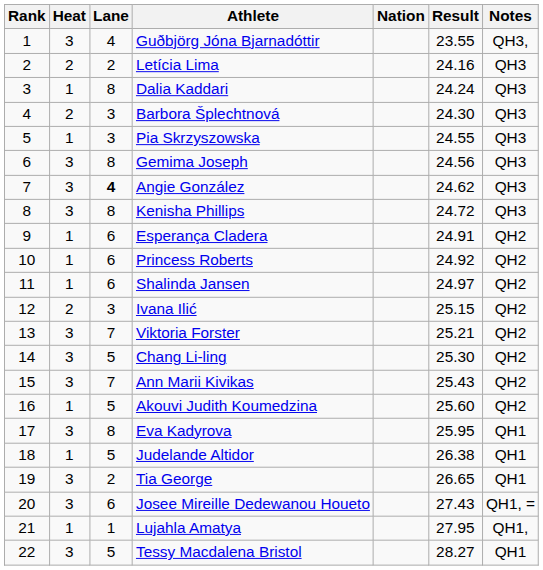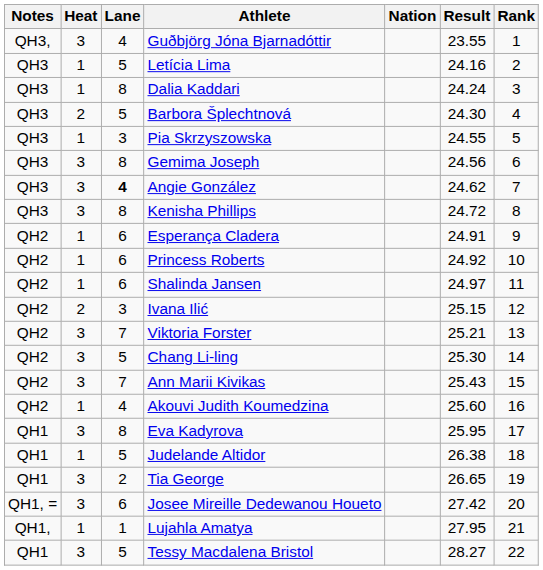columns swapped: (27, 16) <-> (510, 16)
(69, 65) 2 -> (81, 65) 1
(111, 65) 2 -> (122, 65) 5
(111, 114) 3 -> (122, 114) 5
(111, 406) 5 -> (122, 406) 4
(455, 503) 27.43 -> (467, 503) 27.42
